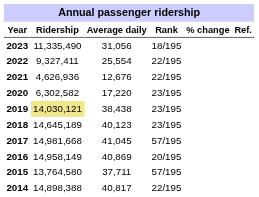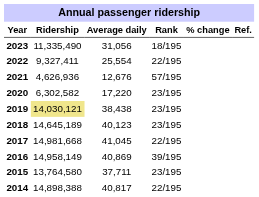(166, 77) 22/195 -> (166, 77) 57/195
(166, 140) 57/195 -> (166, 140) 22/195
(166, 156) 20/195 -> (166, 156) 39/195
(166, 172) 57/195 -> (166, 172) 23/195
